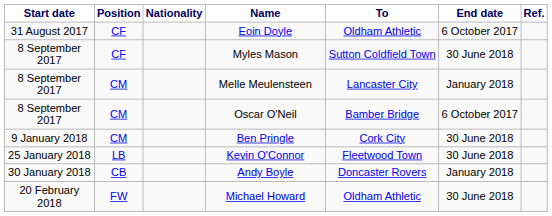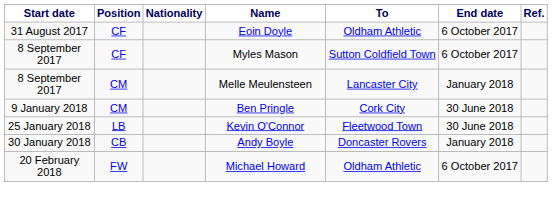(480, 55) 30 June 2018 -> (480, 55) 6 October 2017
- row: (265, 114)
(480, 197) 30 June 2018 -> (480, 167) 6 October 2017
